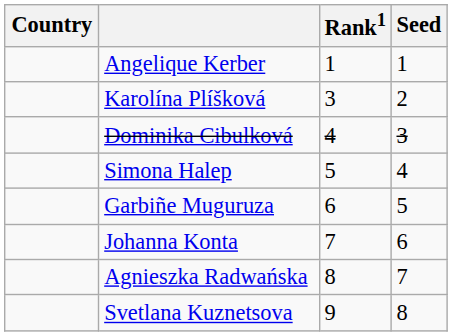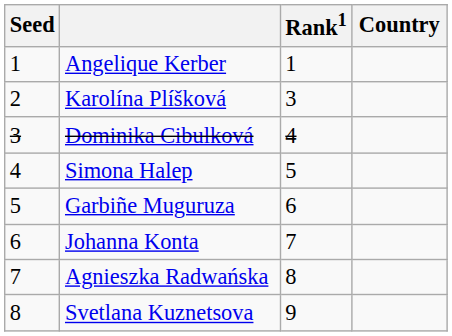columns swapped: (52, 25) <-> (419, 25)
